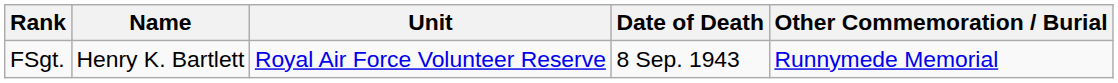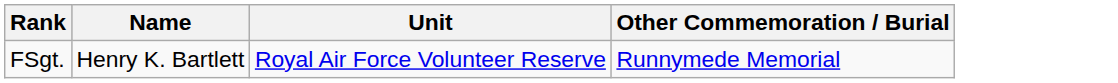- column: (690, 22)
